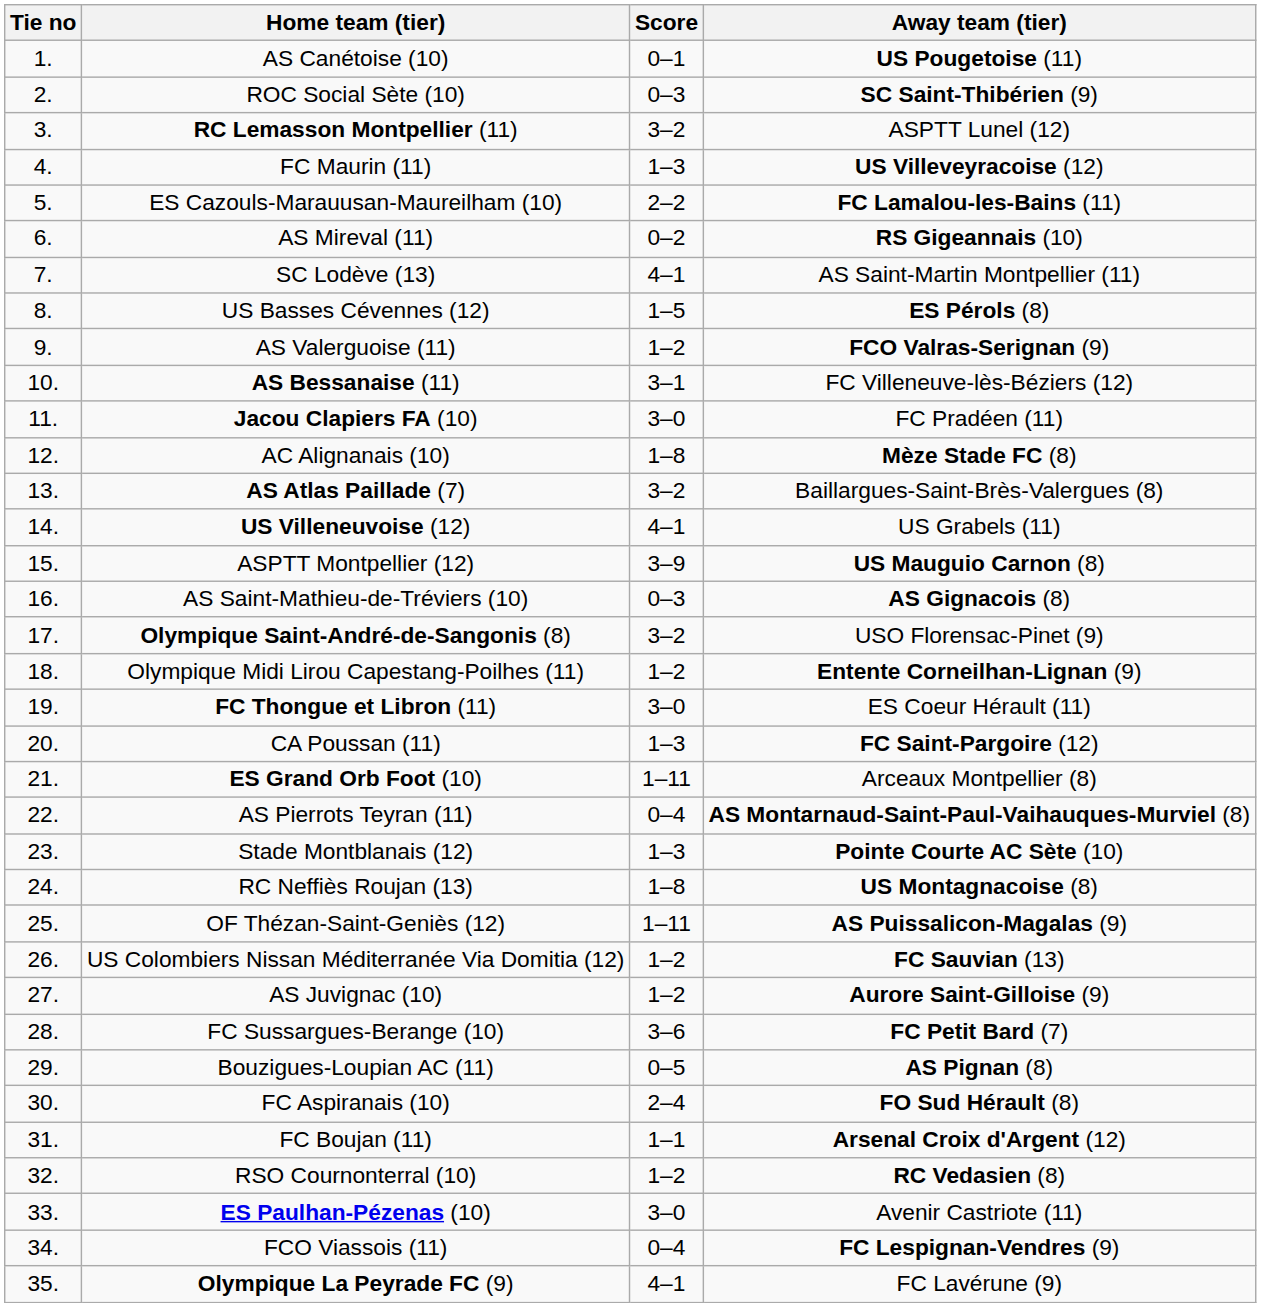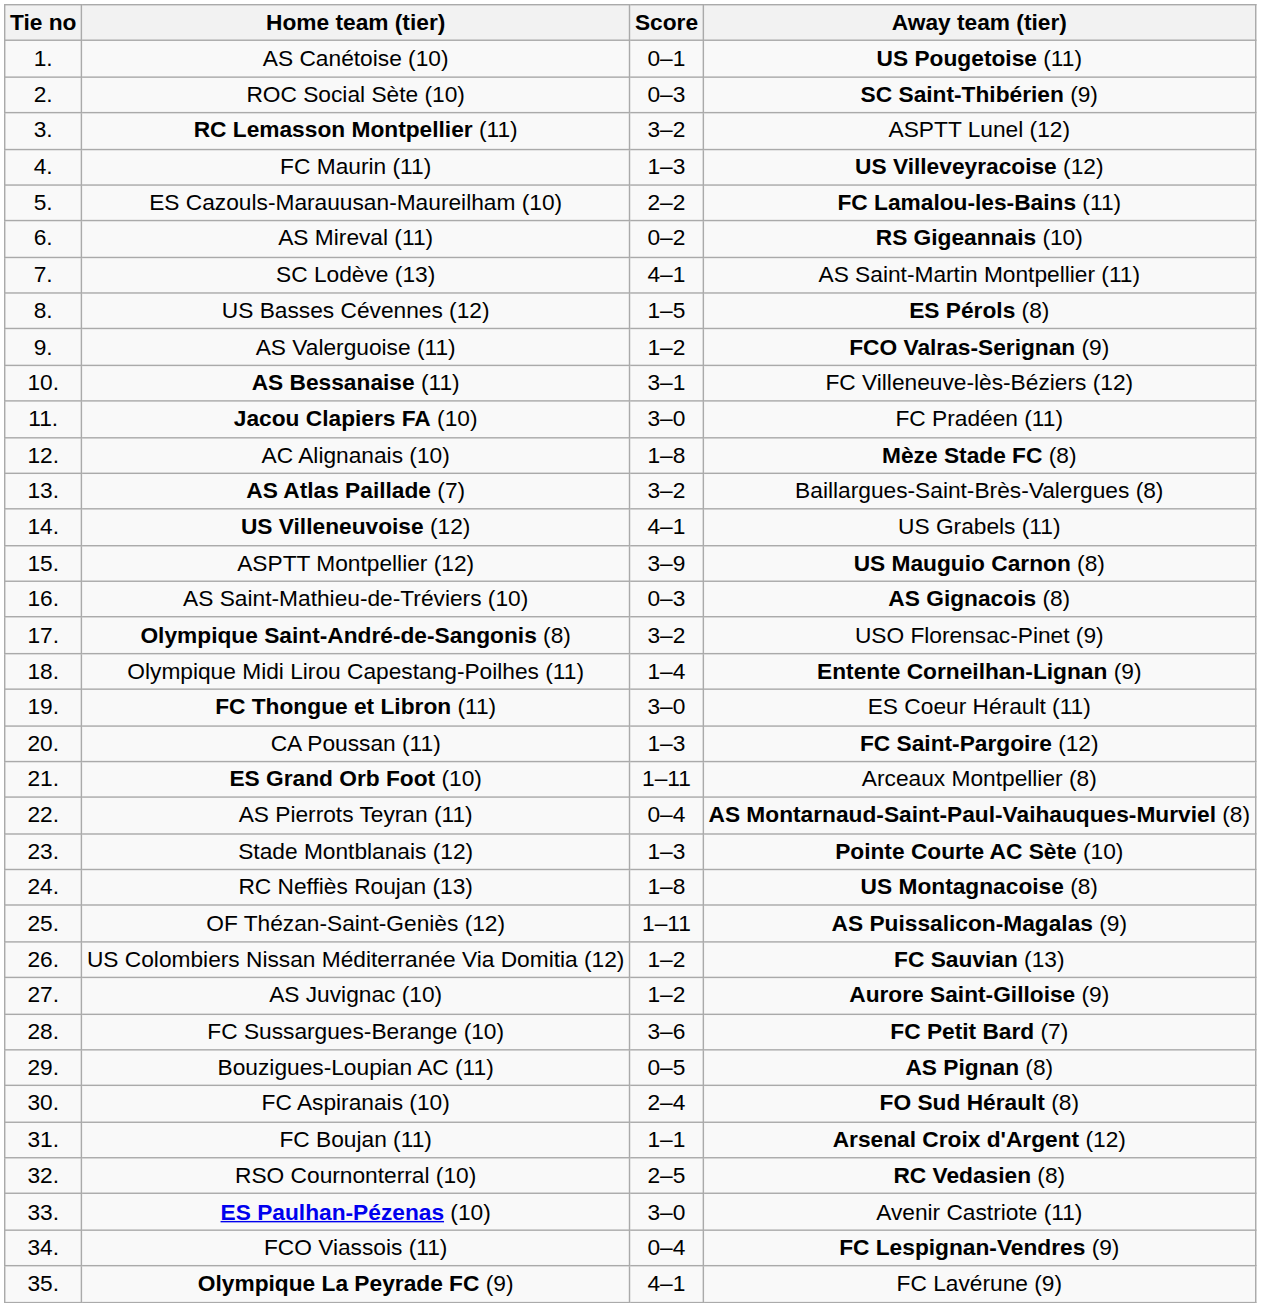(666, 671) 1–2 -> (666, 671) 1–4
(666, 1175) 1–2 -> (666, 1175) 2–5
